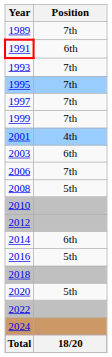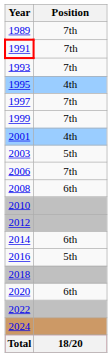(71, 48) 6th -> (71, 48) 7th
(70, 84) 7th -> (70, 84) 4th
(70, 153) 6th -> (70, 153) 5th
(70, 188) 5th -> (70, 188) 6th
(70, 291) 5th -> (70, 291) 6th
